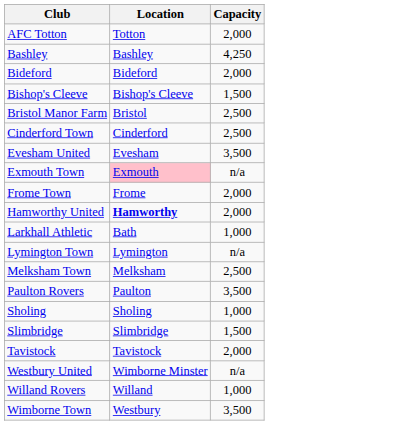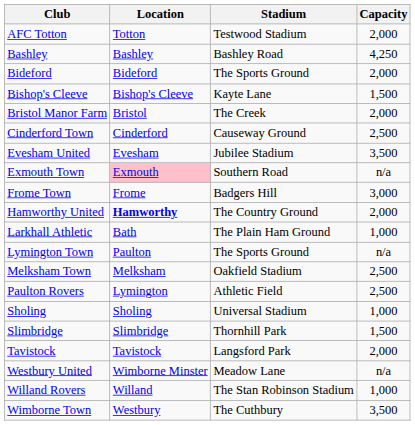+ column: (284, 14)
(237, 113) 2,500 -> (383, 113) 2,000
(237, 192) 2,000 -> (383, 192) 3,000
(140, 251) Lymington -> (132, 251) Paulton
(132, 291) Paulton -> (140, 291) Lymington
(237, 291) 3,500 -> (383, 291) 2,500
